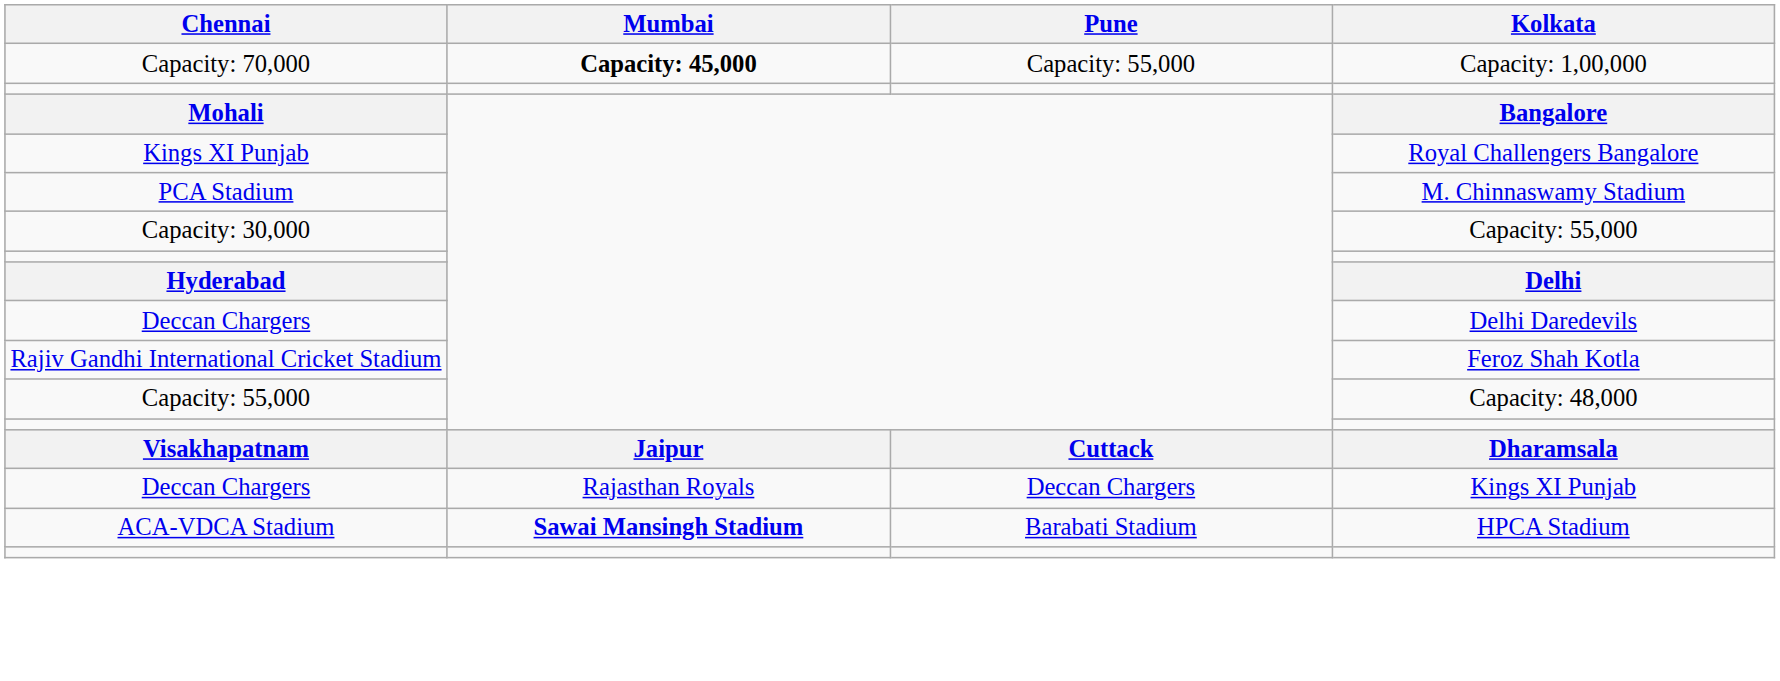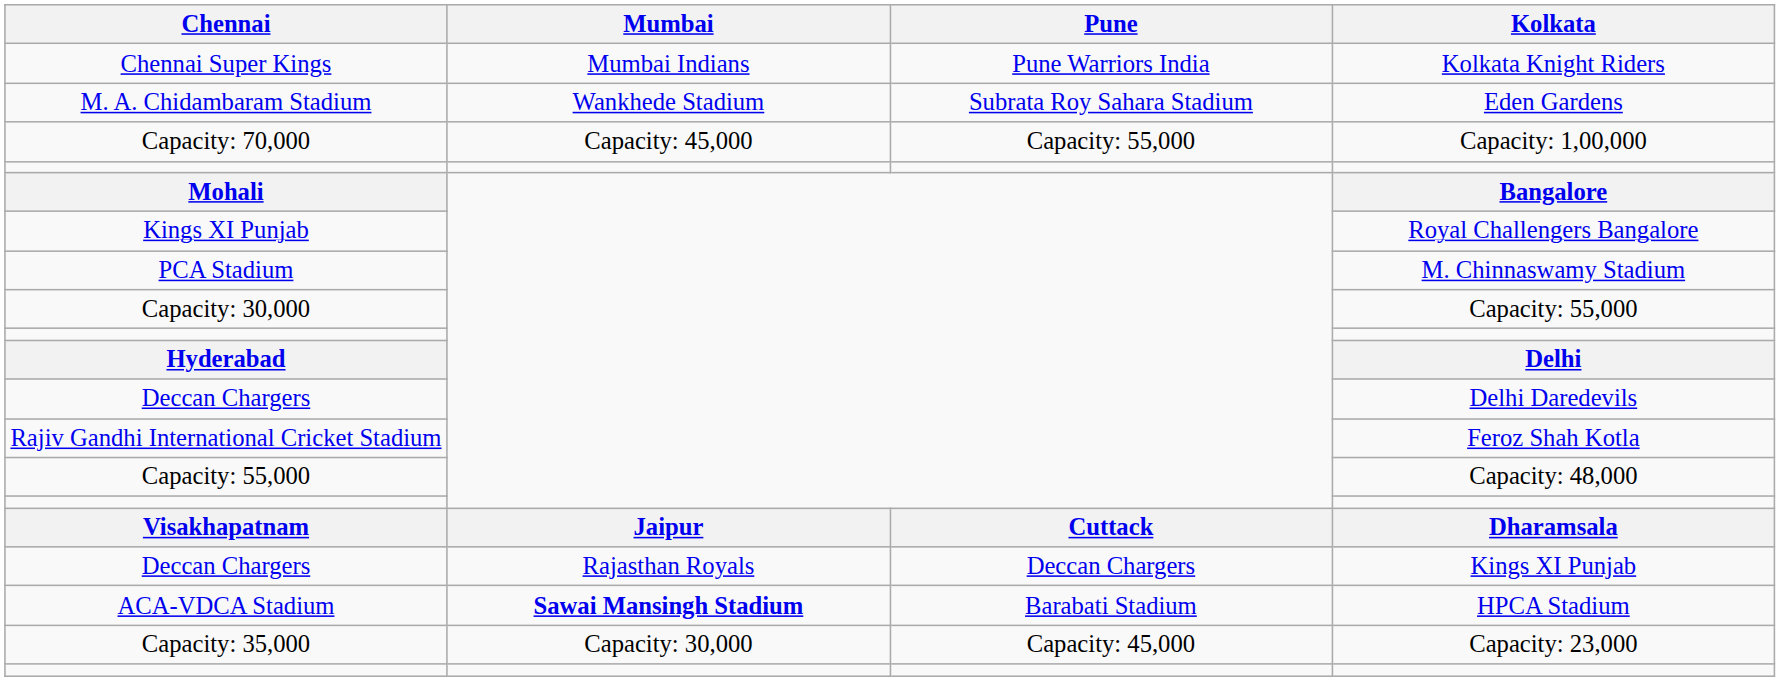+ row: (226, 63)
+ row: (226, 102)
(668, 63) bold -> (668, 141) normal
+ row: (226, 644)
